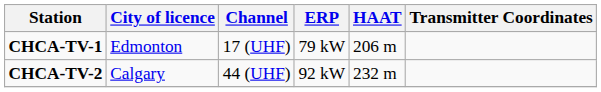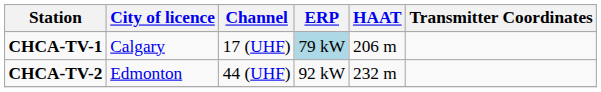(146, 45) Edmonton -> (138, 45) Calgary
(322, 45) no background -> (322, 45) lightblue background
(138, 73) Calgary -> (146, 73) Edmonton
